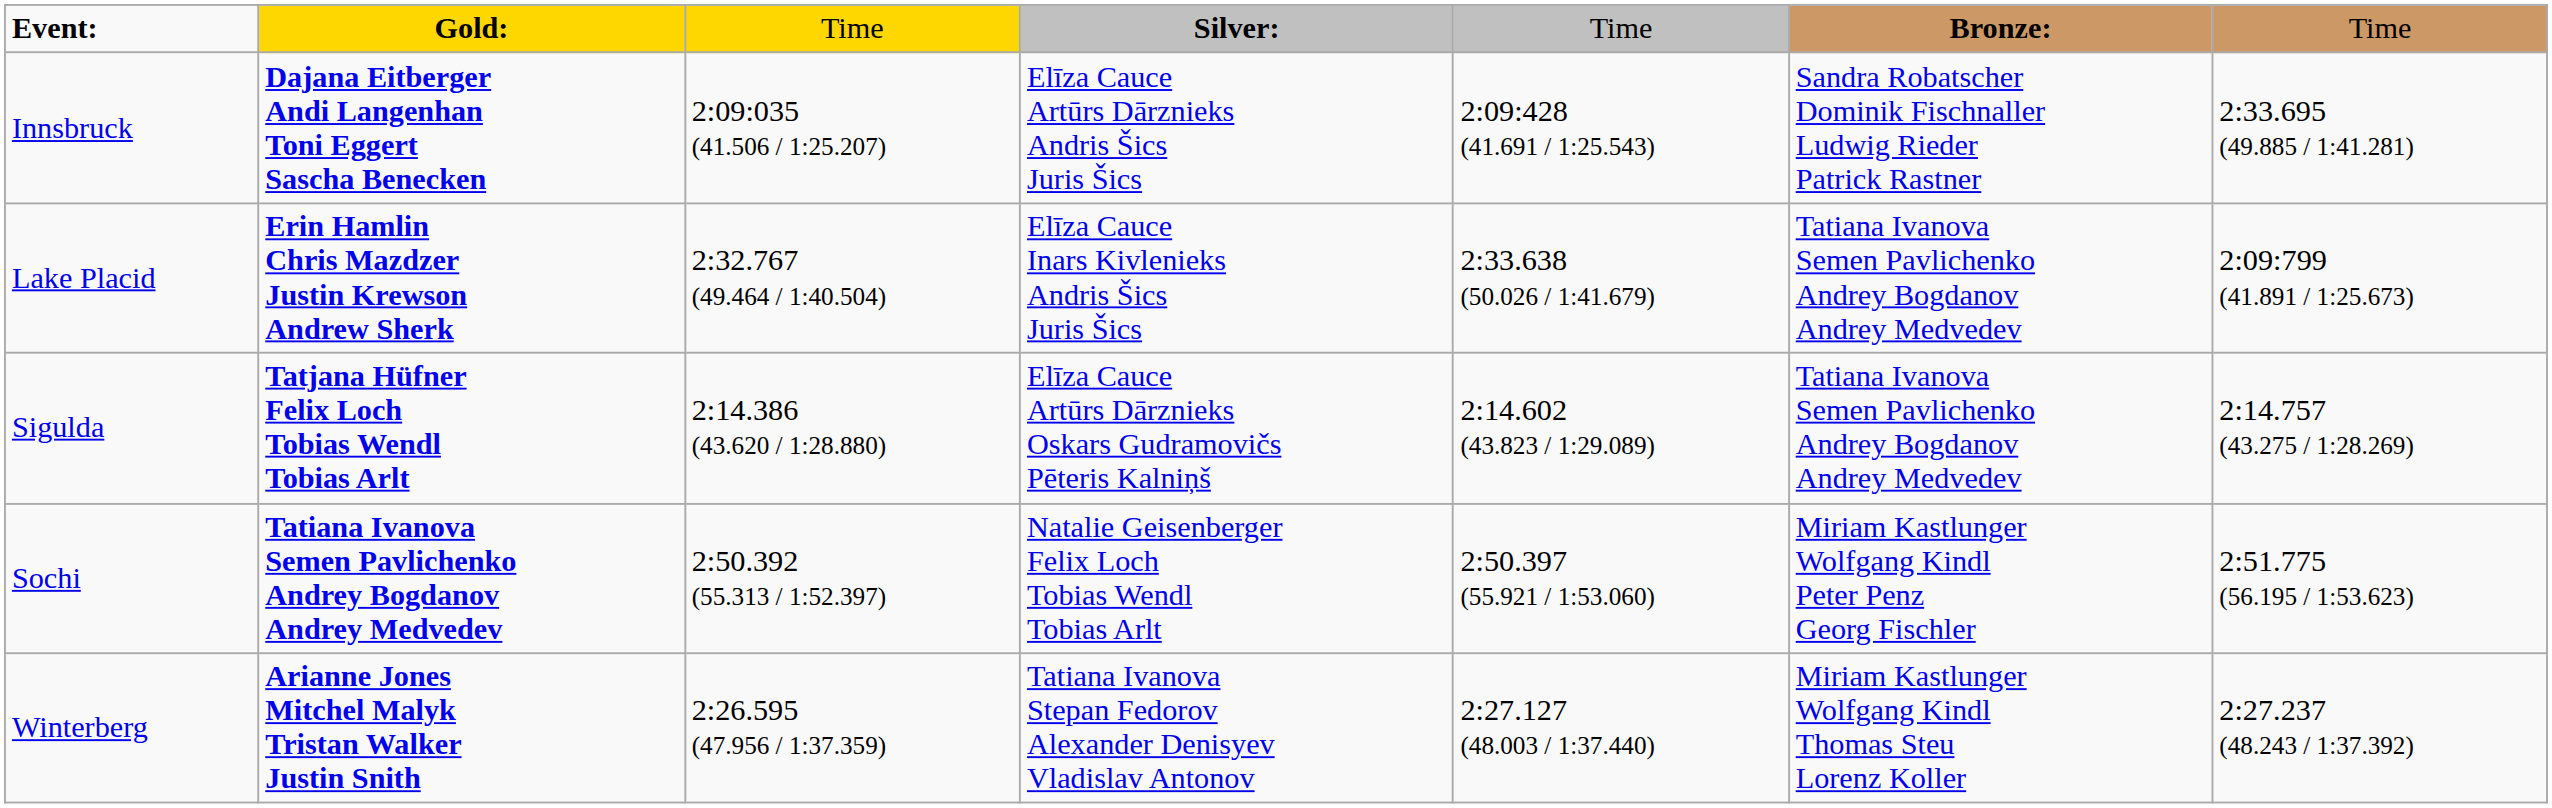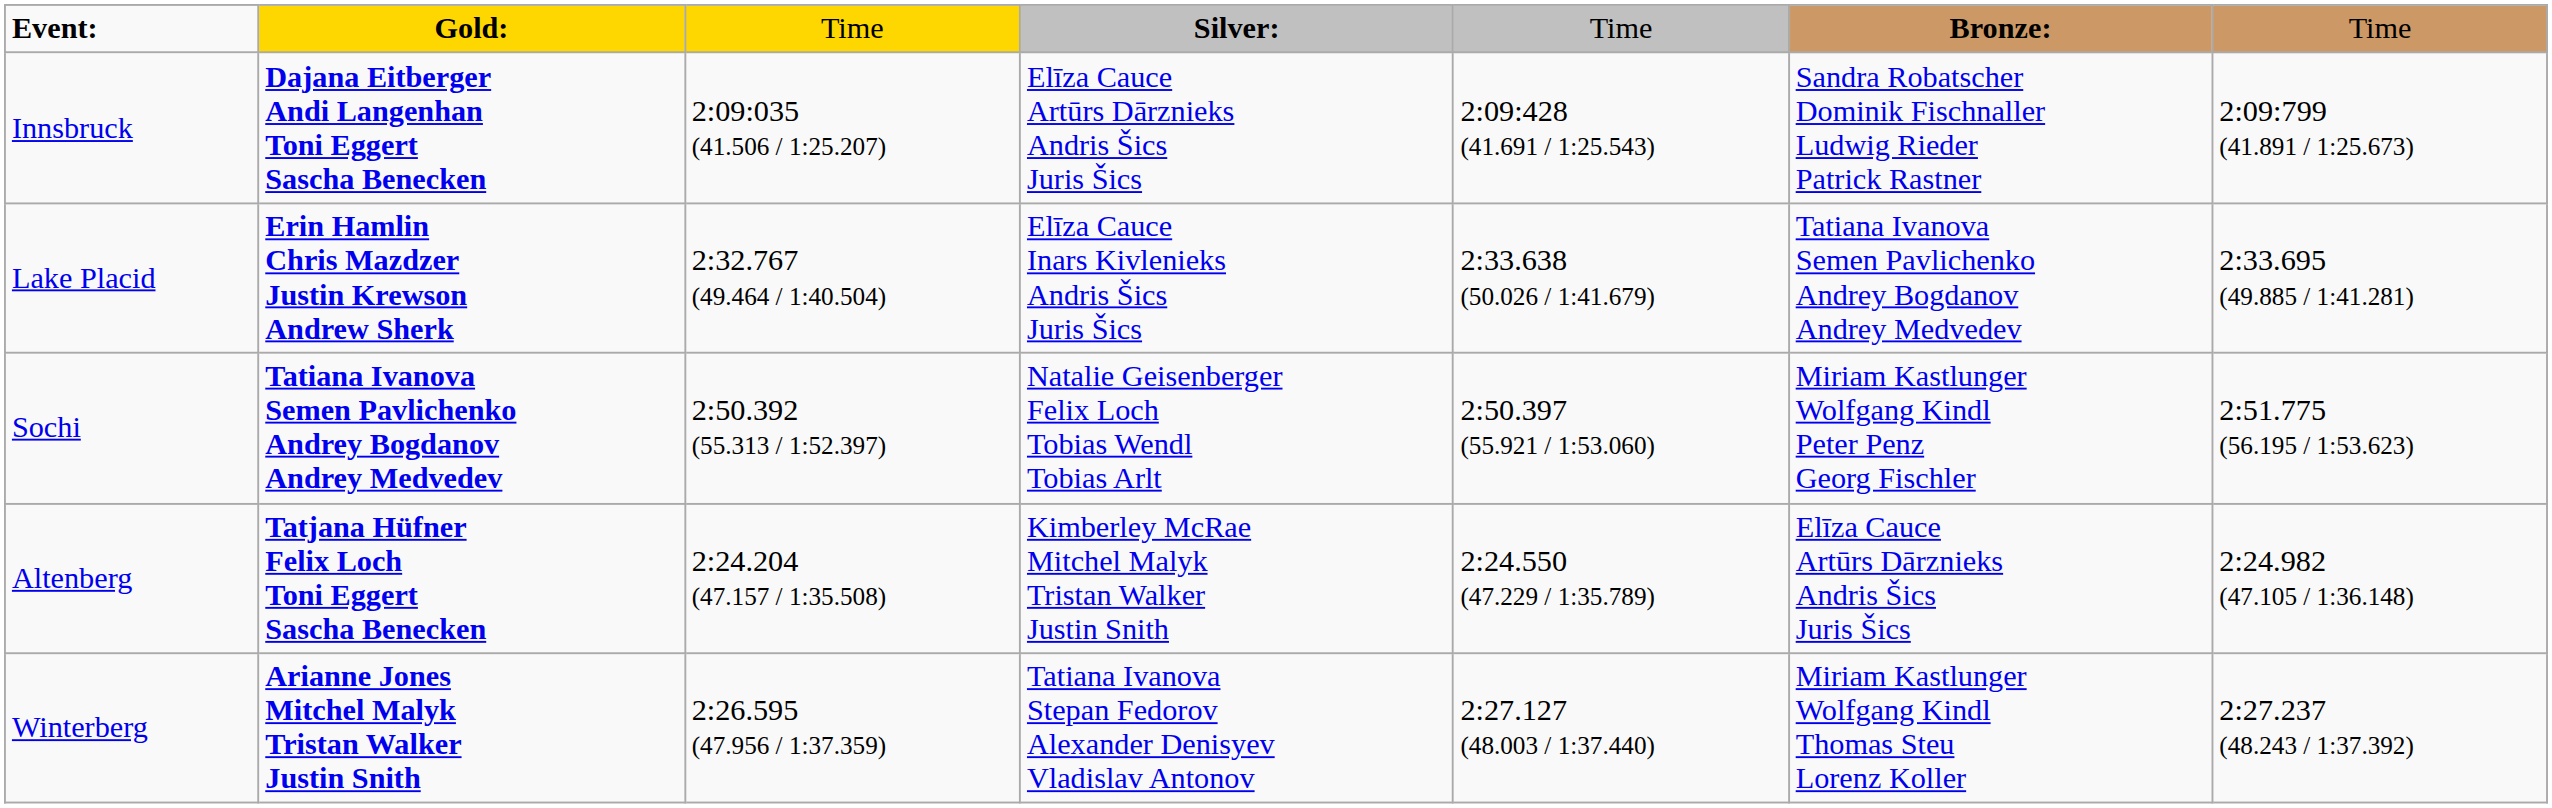(2317, 127) 2:33.695 (49.885 / 1:41.281) -> (2317, 127) 2:09:799 (41.891 / 1:25.673)
(2317, 277) 2:09:799 (41.891 / 1:25.673) -> (2317, 277) 2:33.695 (49.885 / 1:41.281)
- row: (58, 427)
+ row: (72, 577)
